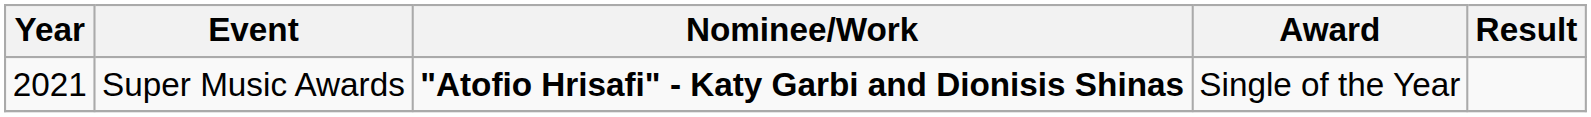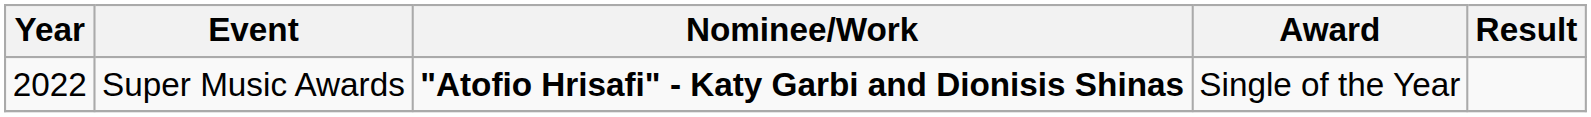(50, 83) 2021 -> (50, 83) 2022
